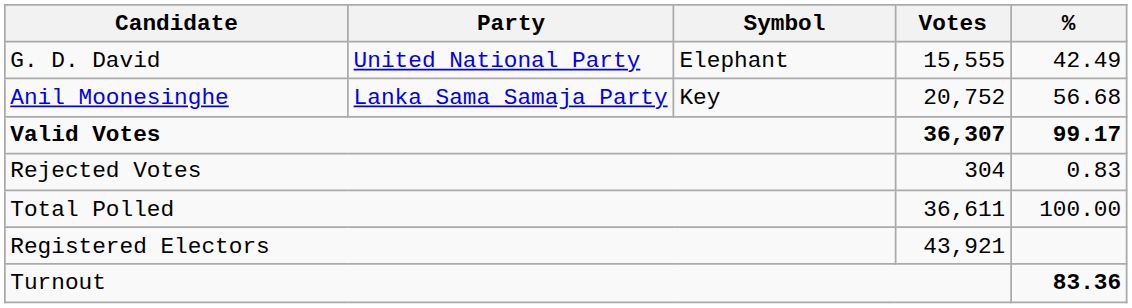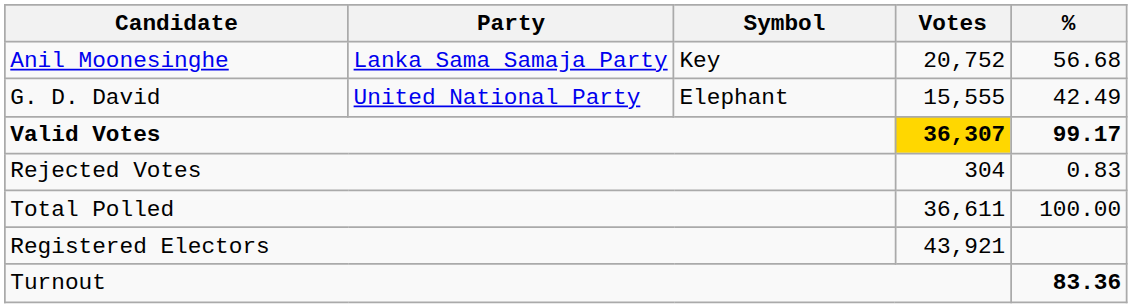rows swapped: (120, 98) <-> (85, 60)
(964, 135) no background -> (964, 135) gold background
